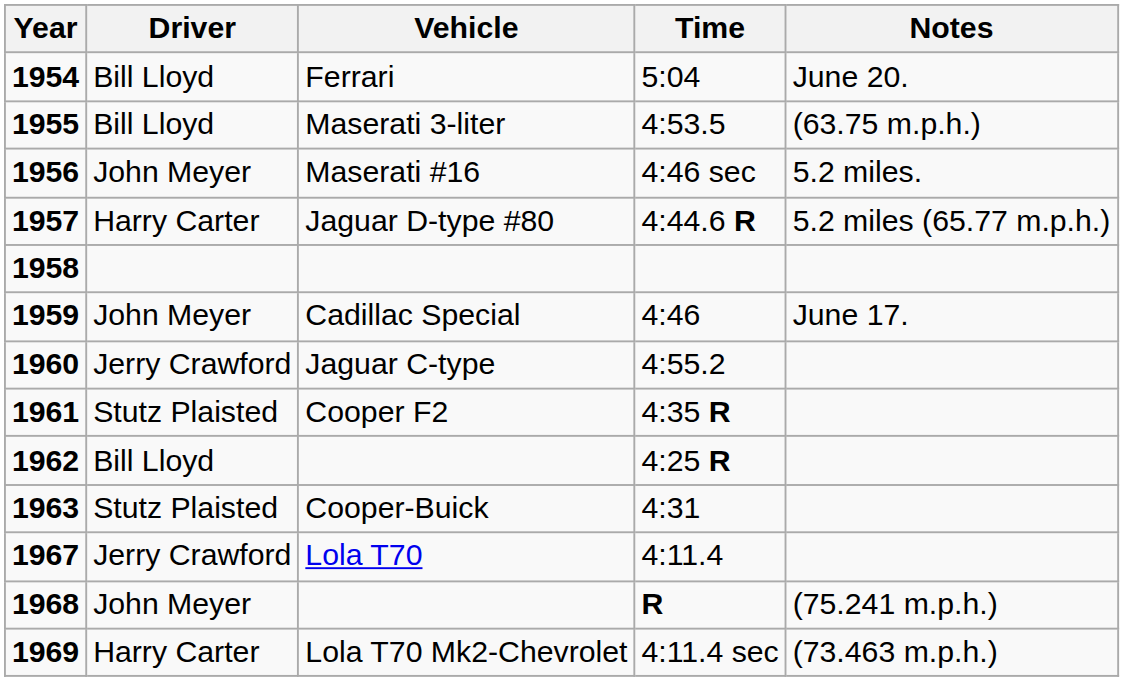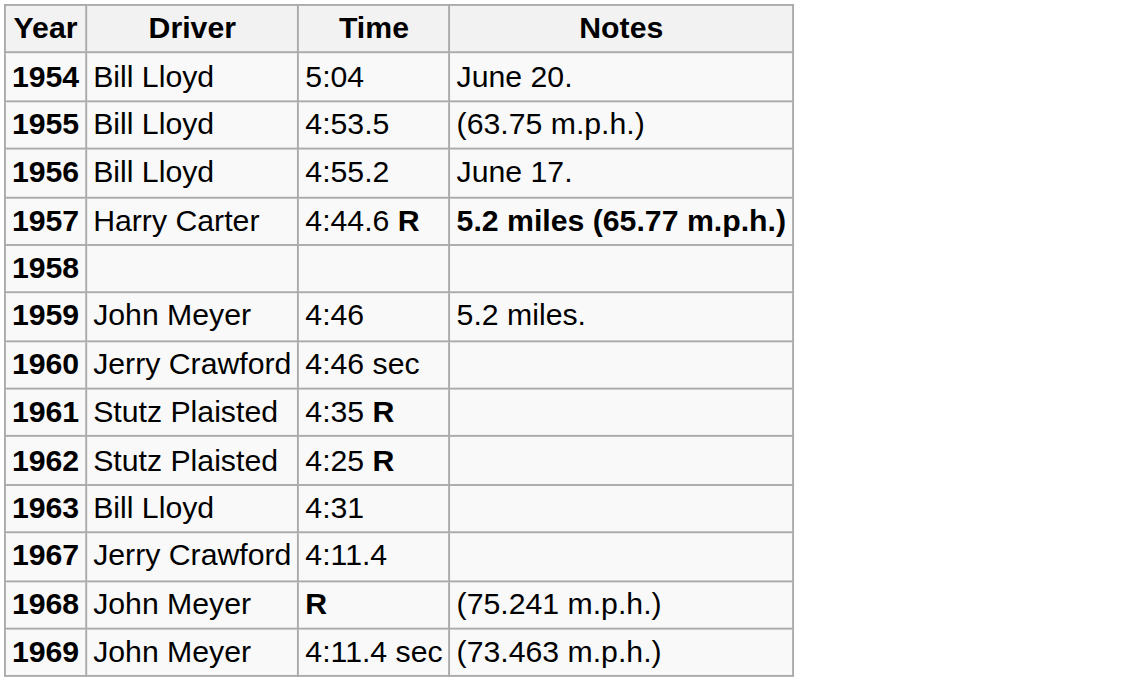- column: (466, 28)
(172, 172) John Meyer -> (154, 172) Bill Lloyd
(699, 172) 4:46 sec -> (347, 172) 4:55.2
(857, 172) 5.2 miles. -> (515, 172) June 17.
(951, 220) normal -> (621, 220) bold
(851, 316) June 17. -> (521, 316) 5.2 miles.
(683, 364) 4:55.2 -> (362, 364) 4:46 sec
(154, 460) Bill Lloyd -> (186, 460) Stutz Plaisted
(186, 508) Stutz Plaisted -> (154, 508) Bill Lloyd
(176, 651) Harry Carter -> (172, 651) John Meyer
